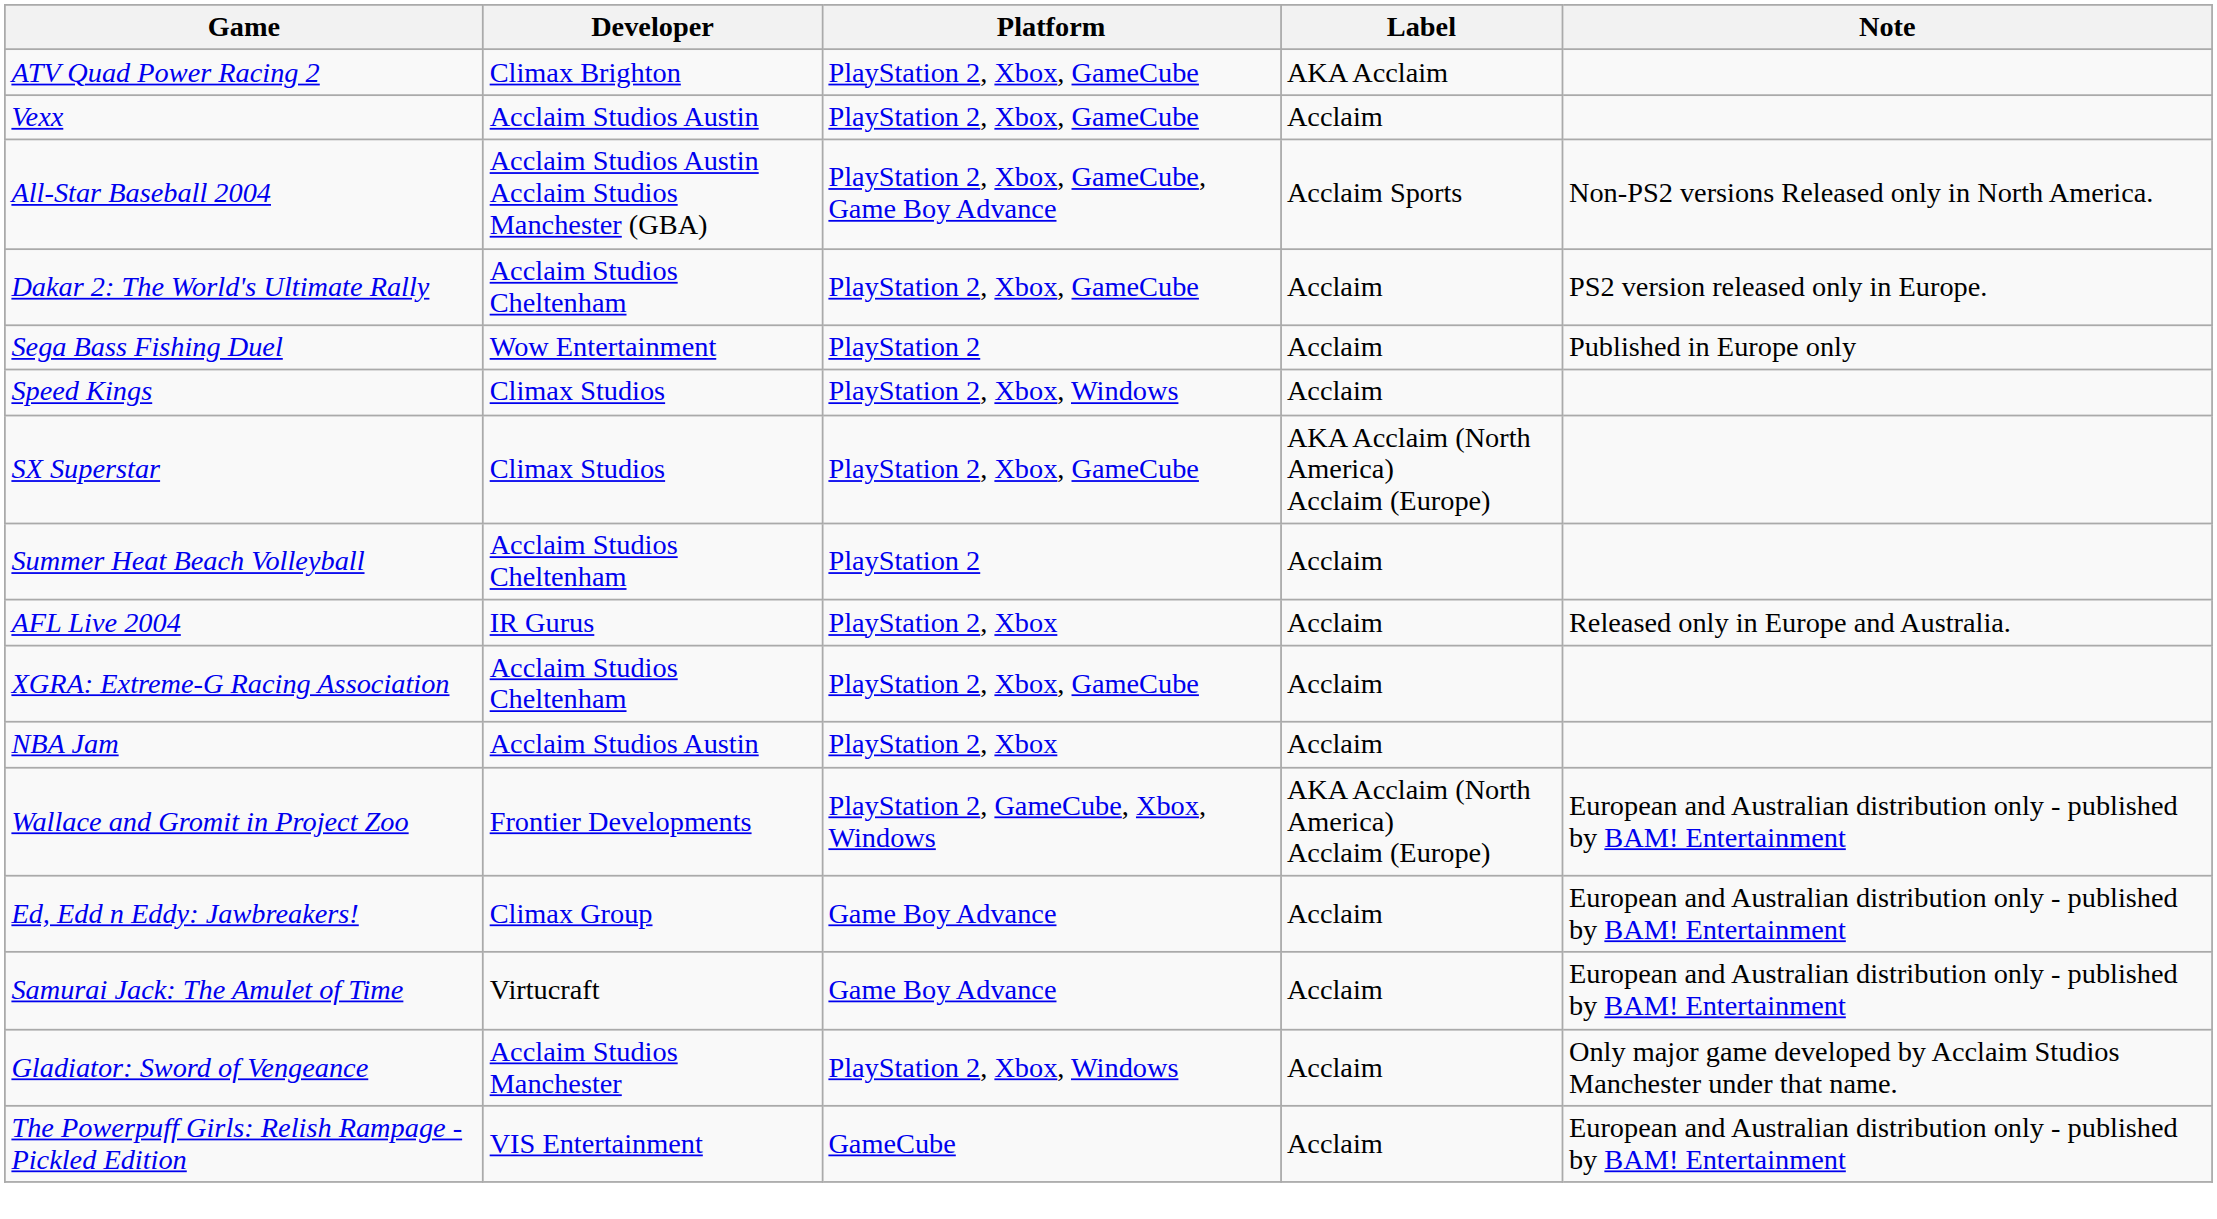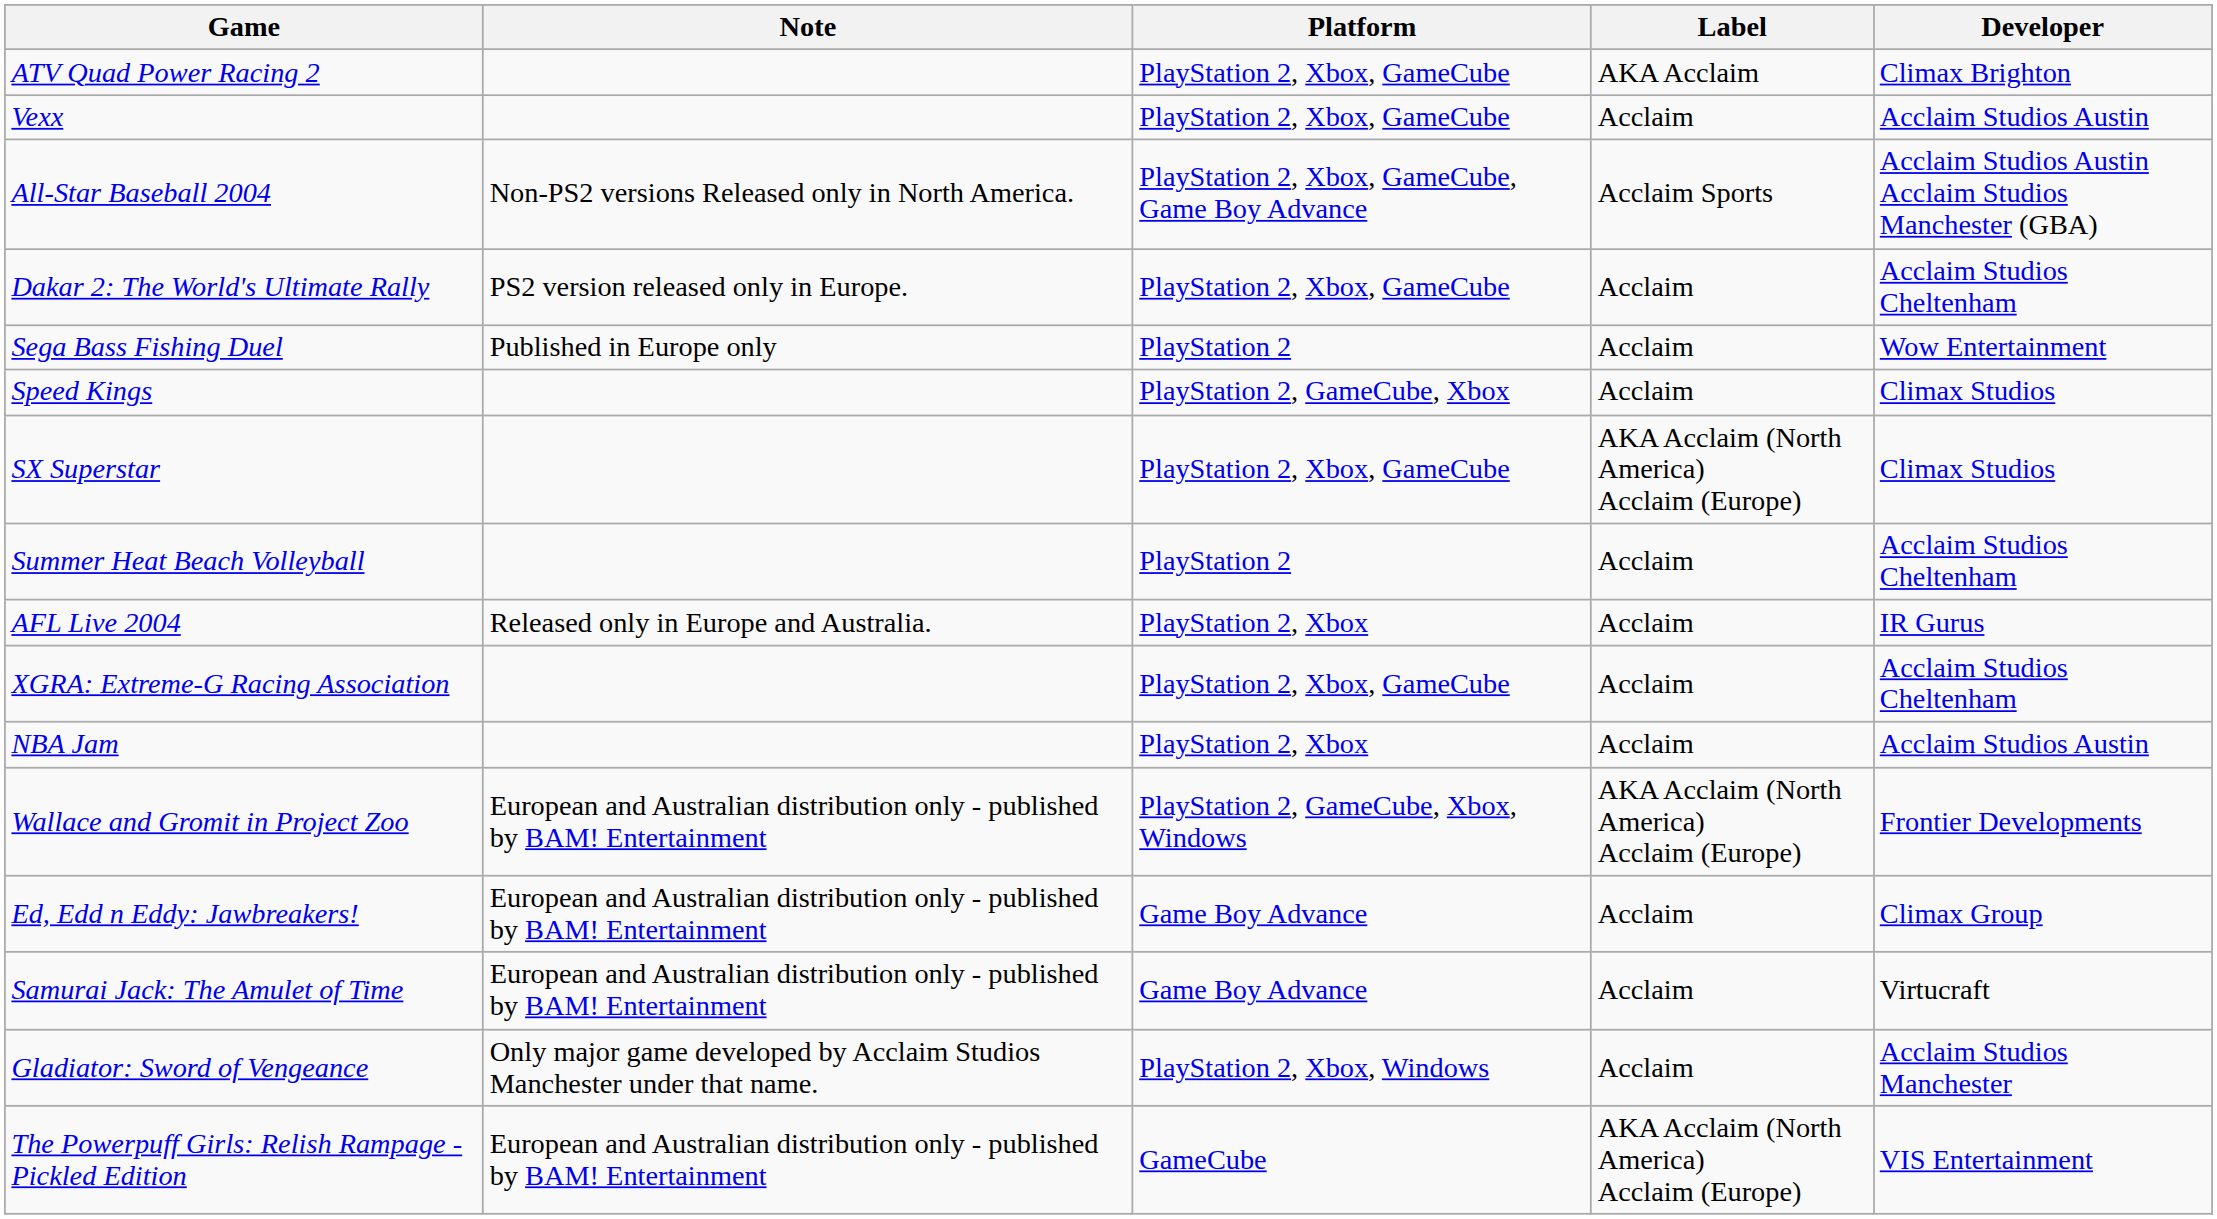columns swapped: (653, 26) <-> (1887, 26)
(1003, 392) PlayStation 2, Xbox, Windows -> (1325, 392) PlayStation 2, GameCube, Xbox
(1335, 1143) Acclaim -> (1720, 1159) AKA Acclaim (North America) Acclaim (Europe)
